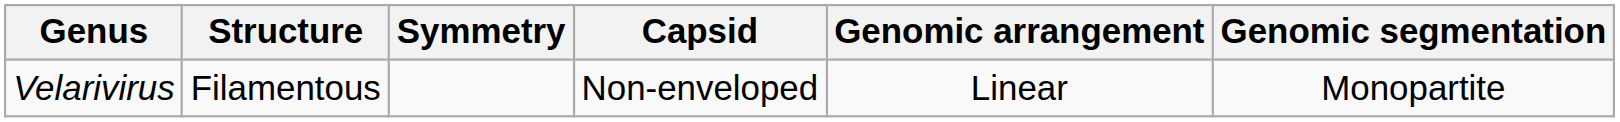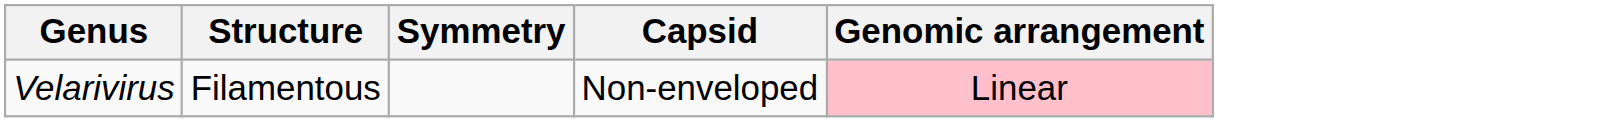- column: (1413, 32)
(1019, 87) no background -> (1019, 87) pink background
